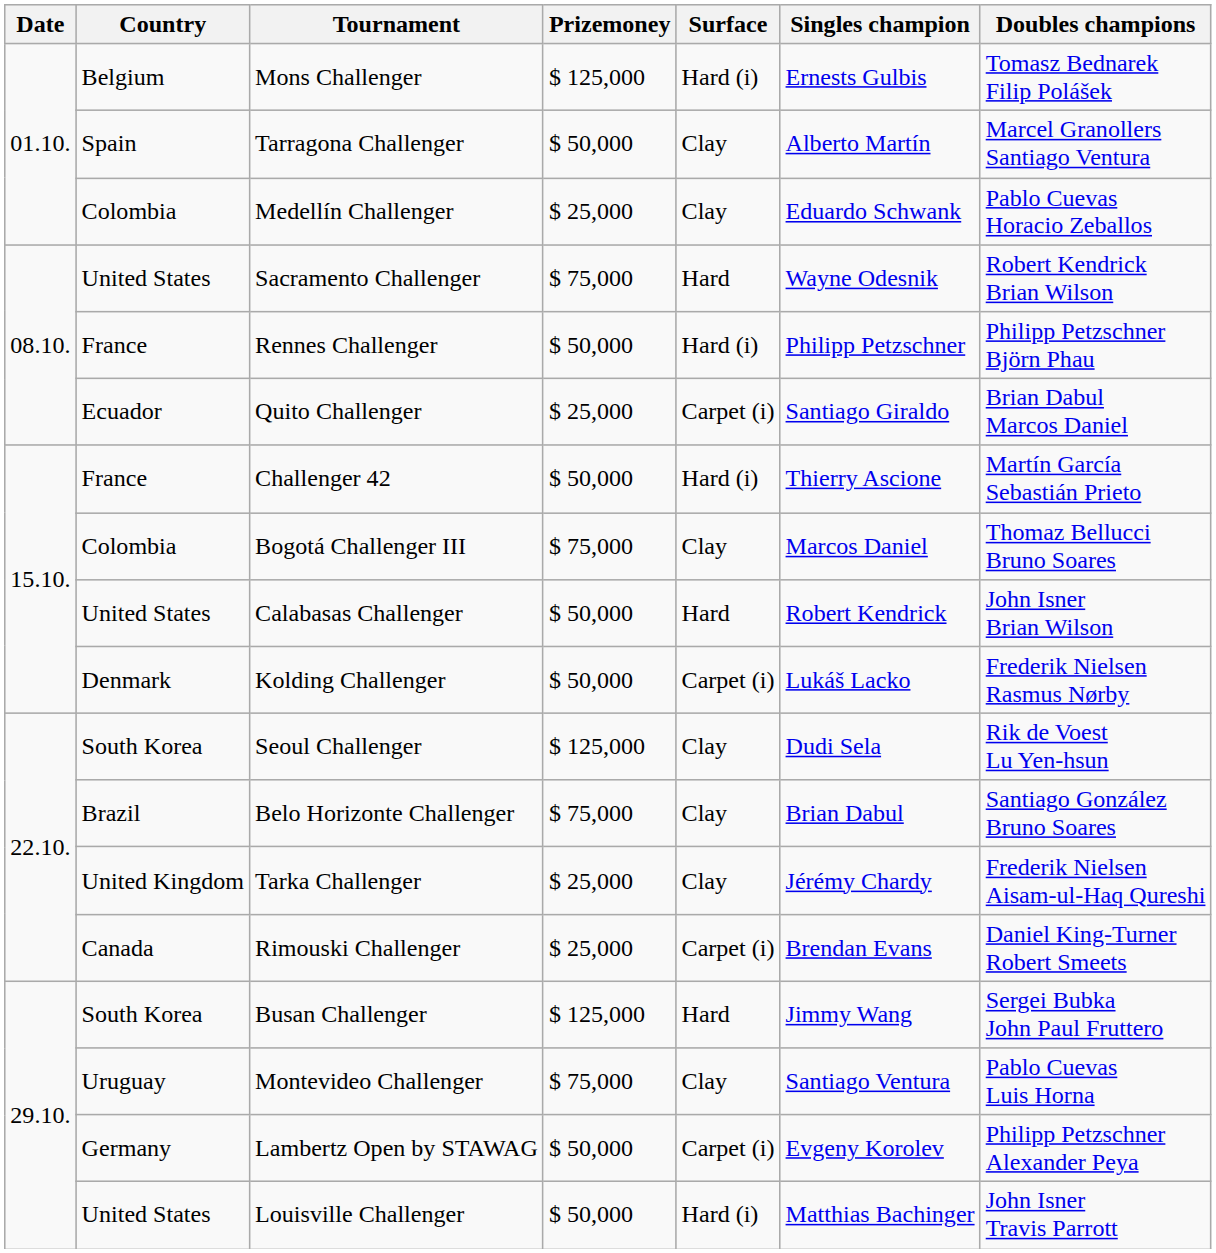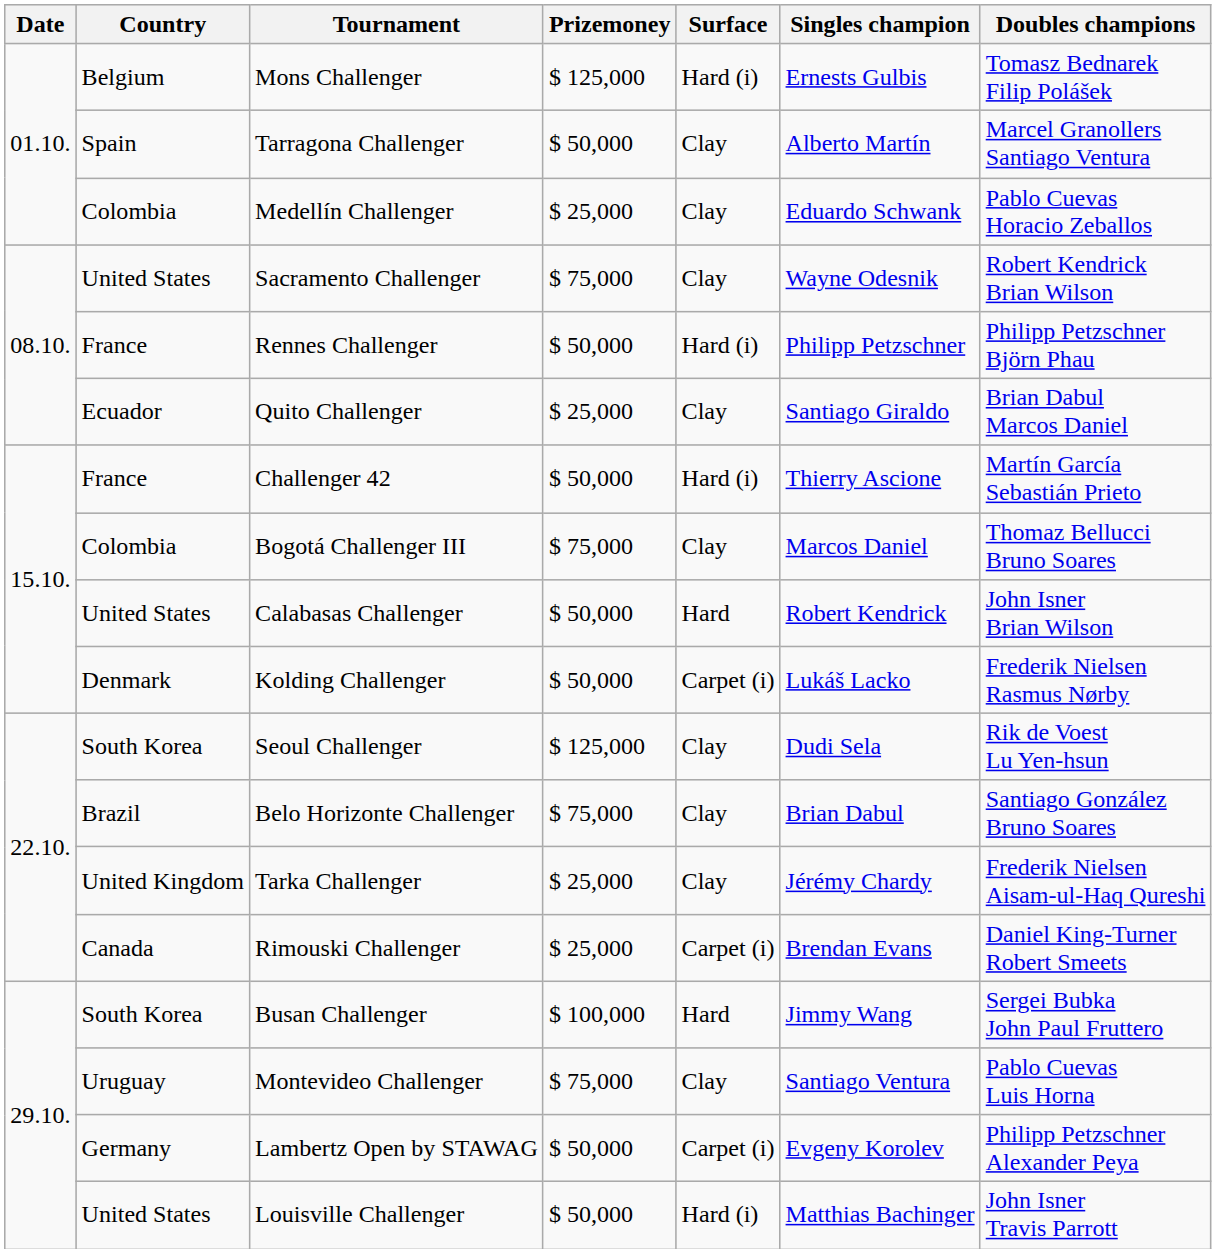(706, 277) Hard -> (704, 277) Clay
(728, 411) Carpet (i) -> (704, 411) Clay
(597, 1013) $ 125,000 -> (597, 1013) $ 100,000
